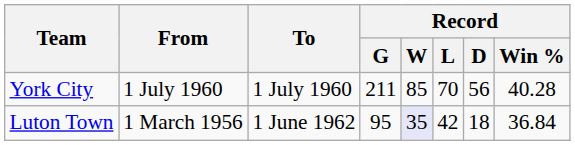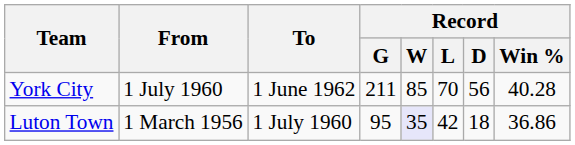(302, 88) 1 July 1960 -> (304, 88) 1 June 1962
(304, 122) 1 June 1962 -> (302, 122) 1 July 1960
(532, 122) 36.84 -> (532, 122) 36.86
